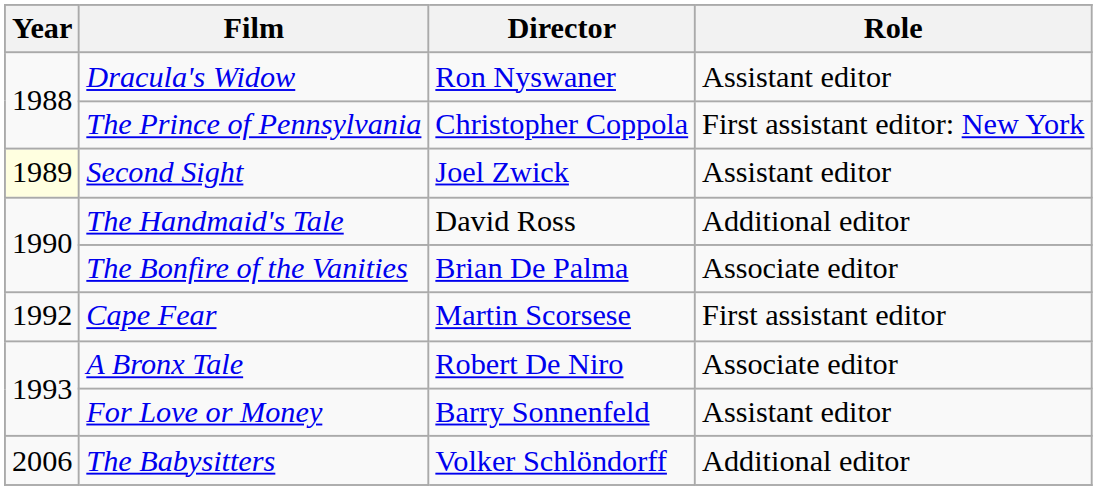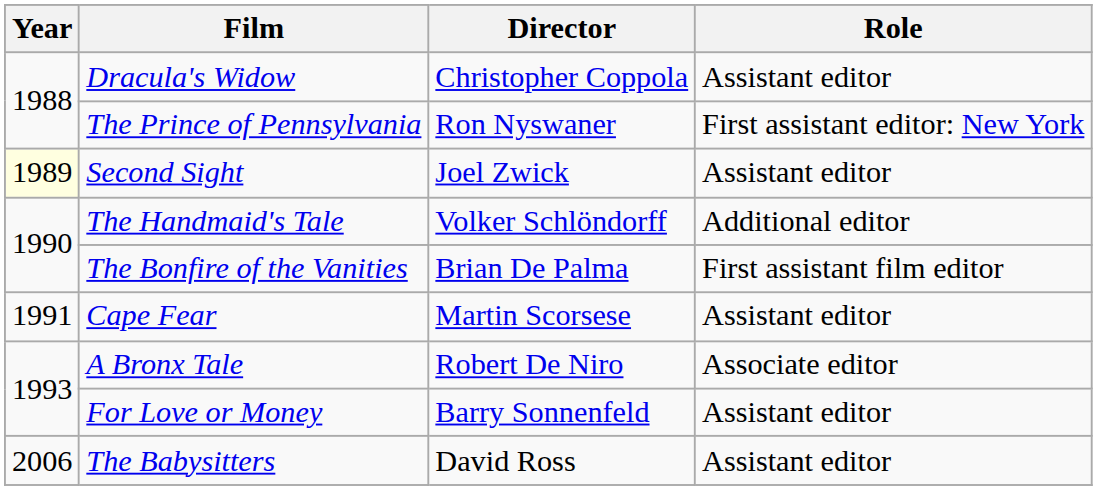(526, 76) Ron Nyswaner -> (562, 76) Christopher Coppola
(562, 124) Christopher Coppola -> (526, 124) Ron Nyswaner
(506, 220) David Ross -> (551, 220) Volker Schlöndorff
(800, 268) Associate editor -> (853, 268) First assistant film editor
(42, 316) 1992 -> (42, 316) 1991
(824, 316) First assistant editor -> (797, 316) Assistant editor
(551, 460) Volker Schlöndorff -> (506, 460) David Ross
(806, 460) Additional editor -> (797, 460) Assistant editor
